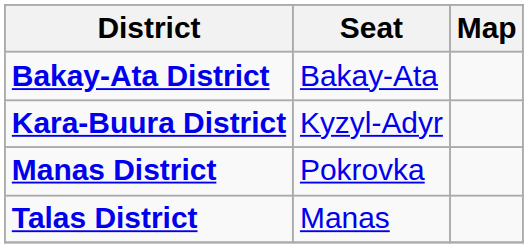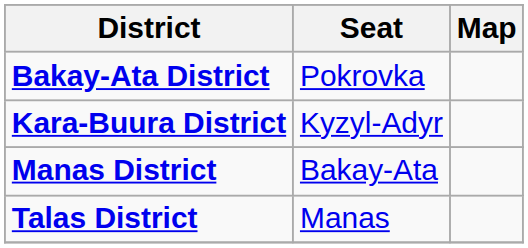(369, 75) Bakay-Ata -> (362, 75) Pokrovka
(362, 170) Pokrovka -> (369, 170) Bakay-Ata
